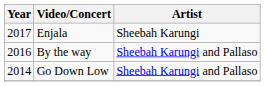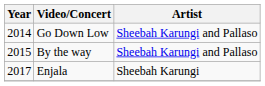rows swapped: (73, 71) <-> (52, 33)
(19, 52) 2016 -> (19, 52) 2015
